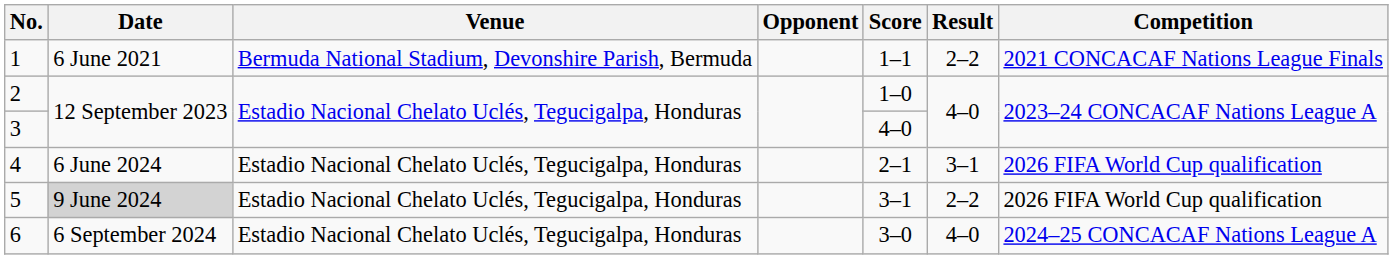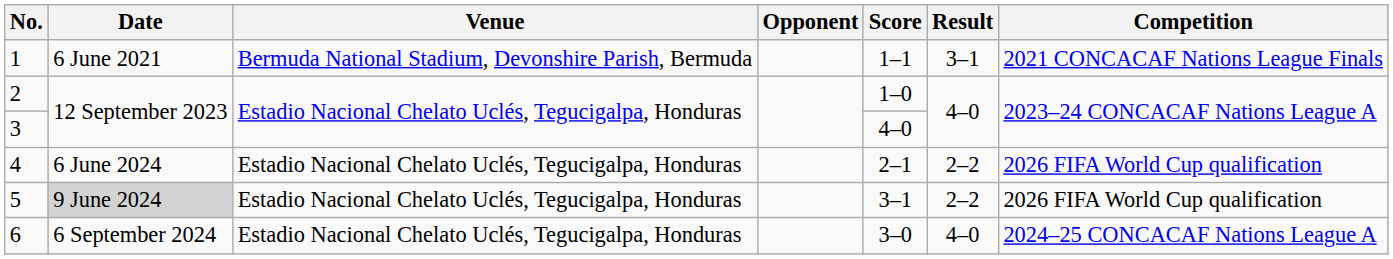(963, 57) 2–2 -> (963, 57) 3–1
(963, 164) 3–1 -> (963, 164) 2–2
